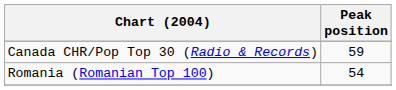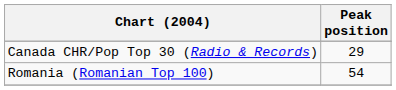(356, 52) 59 -> (356, 52) 29
